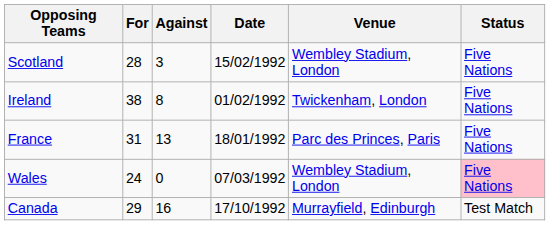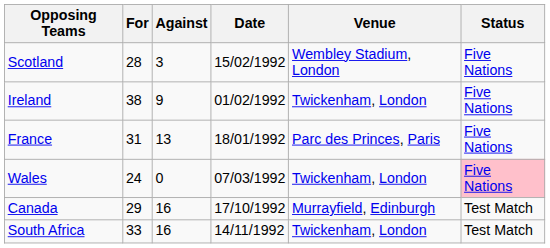(159, 101) 8 -> (159, 101) 9
(352, 178) Wembley Stadium, London -> (359, 178) Twickenham, London
+ row: (46, 231)
